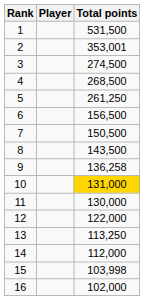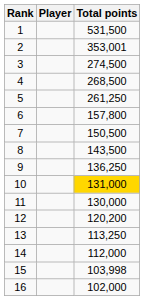(107, 115) 156,500 -> (107, 115) 157,800
(107, 167) 136,258 -> (107, 167) 136,250
(107, 218) 122,000 -> (107, 218) 120,200
